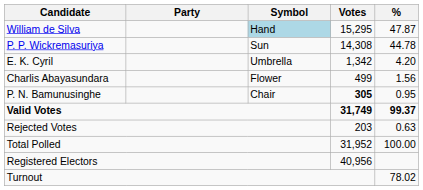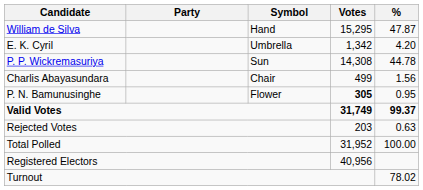(263, 29) lightblue background -> (263, 29) no background
rows swapped: (55, 45) <-> (30, 62)
(266, 78) Flower -> (263, 78) Chair
(263, 95) Chair -> (266, 95) Flower
